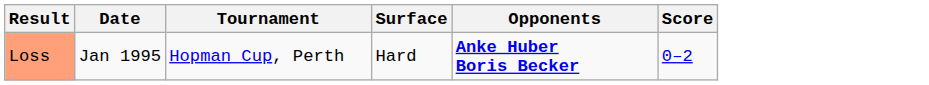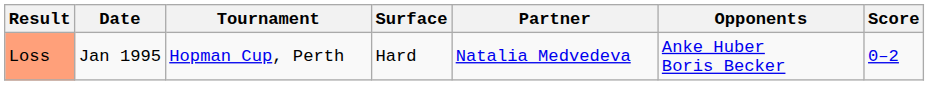+ column: (555, 19)
(517, 57) bold -> (724, 57) normal
